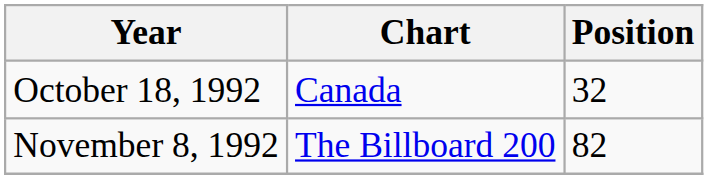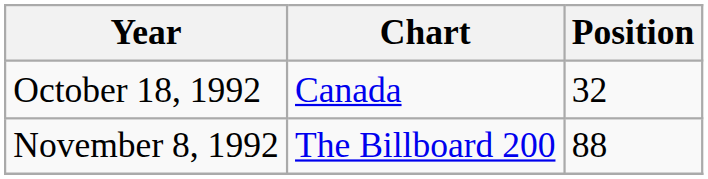(590, 145) 82 -> (590, 145) 88
